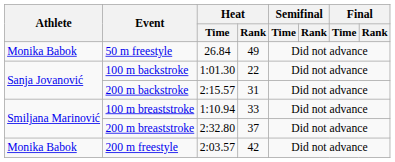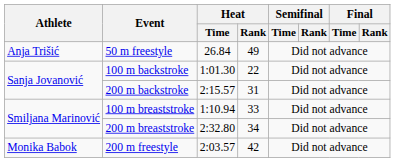(42, 51) Monika Babok -> (33, 51) Anja Trišić
(253, 128) 37 -> (253, 128) 34
